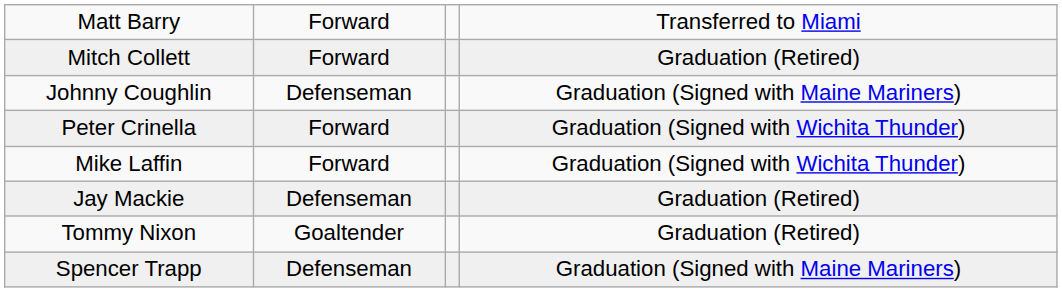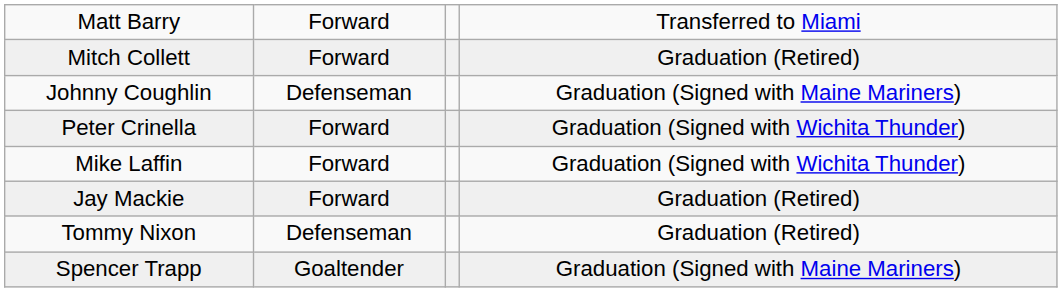(349, 198) Defenseman -> (349, 198) Forward
(349, 233) Goaltender -> (349, 233) Defenseman
(349, 269) Defenseman -> (349, 269) Goaltender
